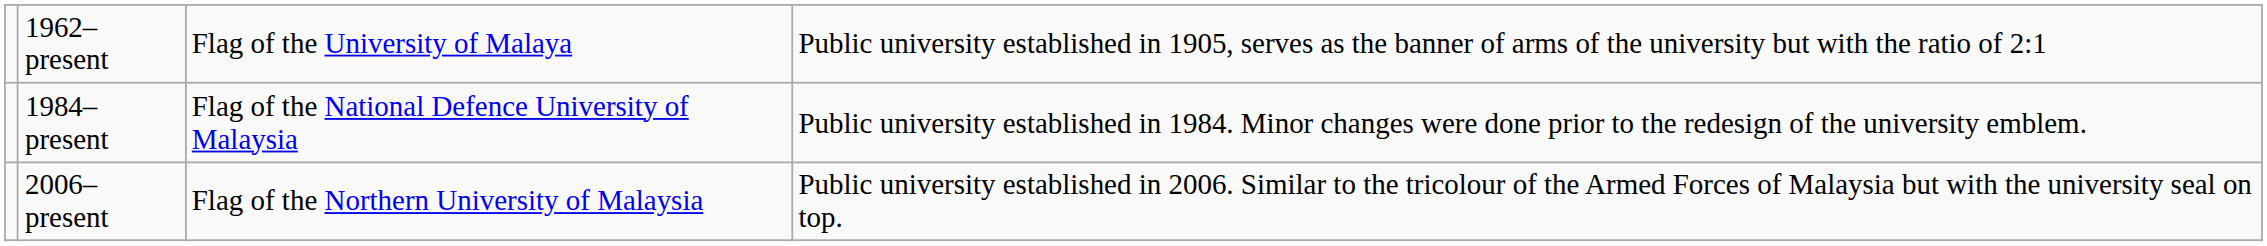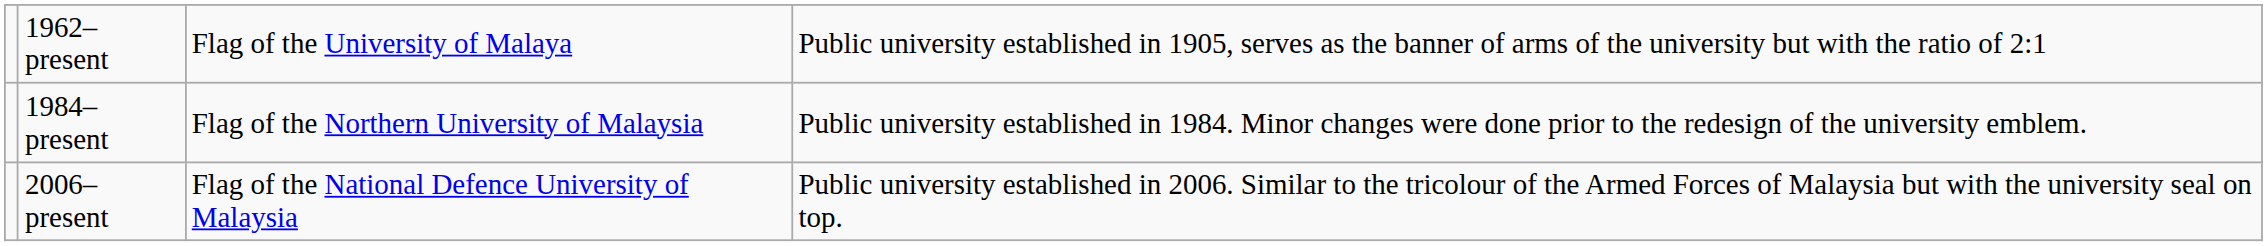(440, 122) Flag of the National Defence University of Malaysia -> (448, 122) Flag of the Northern University of Malaysia
(448, 200) Flag of the Northern University of Malaysia -> (440, 200) Flag of the National Defence University of Malaysia
